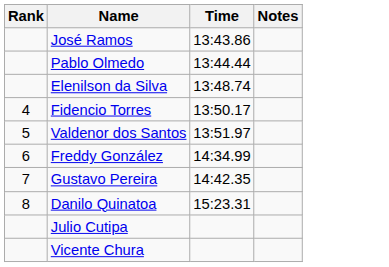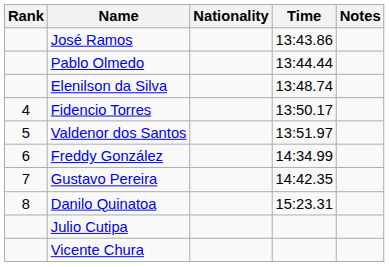+ column: (231, 16)
